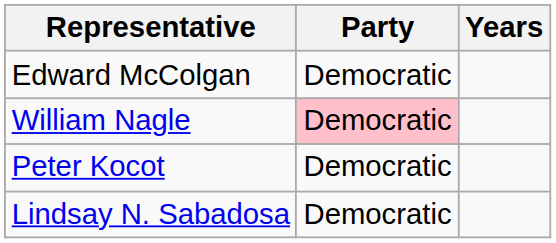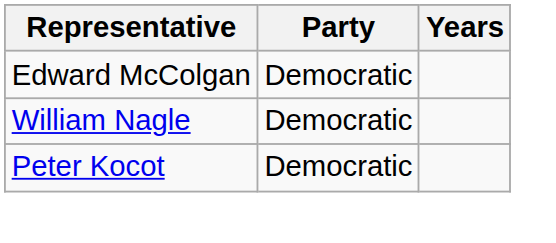(378, 120) pink background -> (338, 120) no background
- row: (151, 213)
